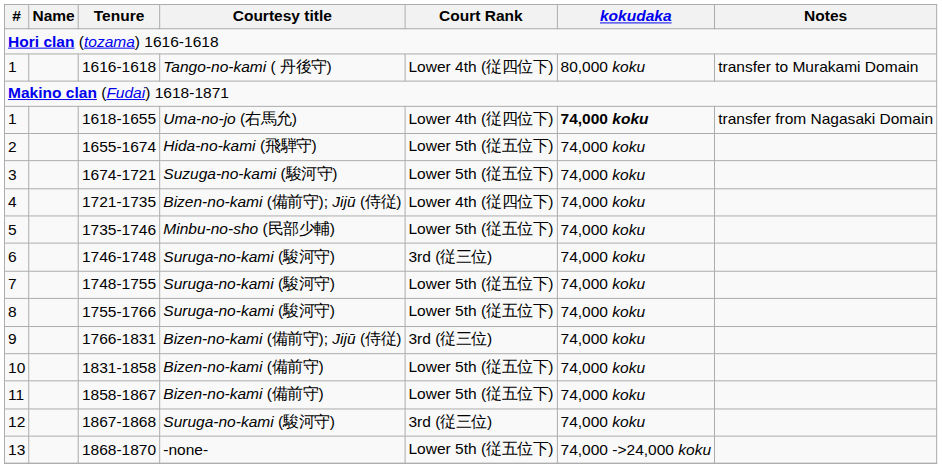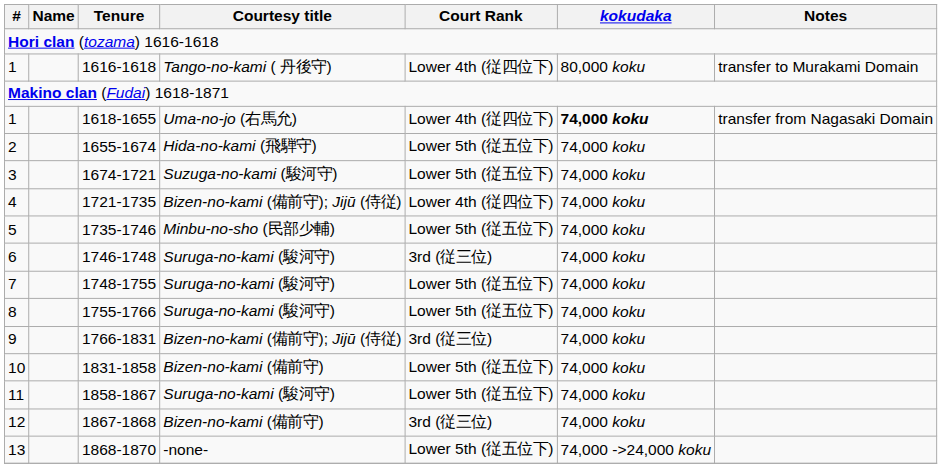(243, 394) Bizen-no-kami (備前守) -> (249, 394) Suruga-no-kami (駿河守)
(249, 421) Suruga-no-kami (駿河守) -> (243, 421) Bizen-no-kami (備前守)
